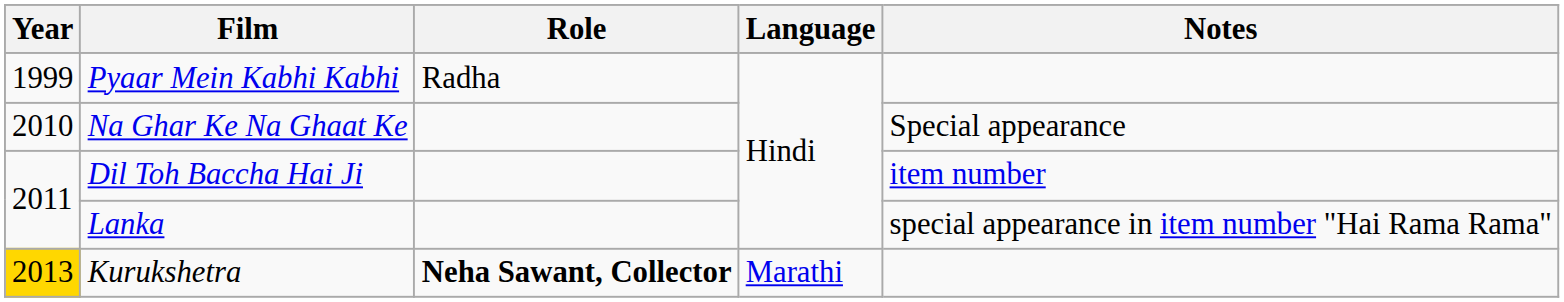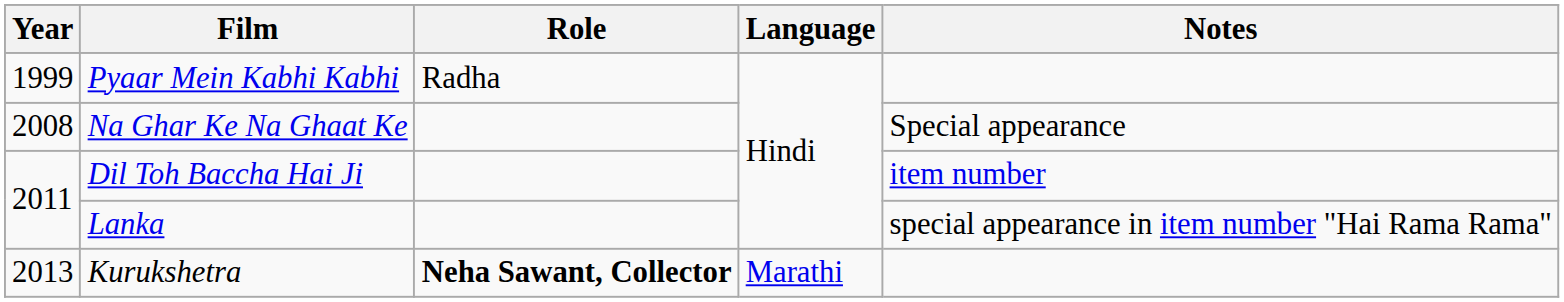(43, 126) 2010 -> (43, 126) 2008
(43, 272) gold background -> (43, 272) no background
